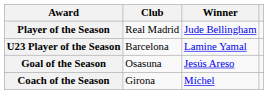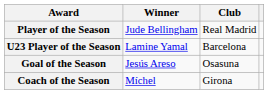columns swapped: (220, 13) <-> (152, 13)
